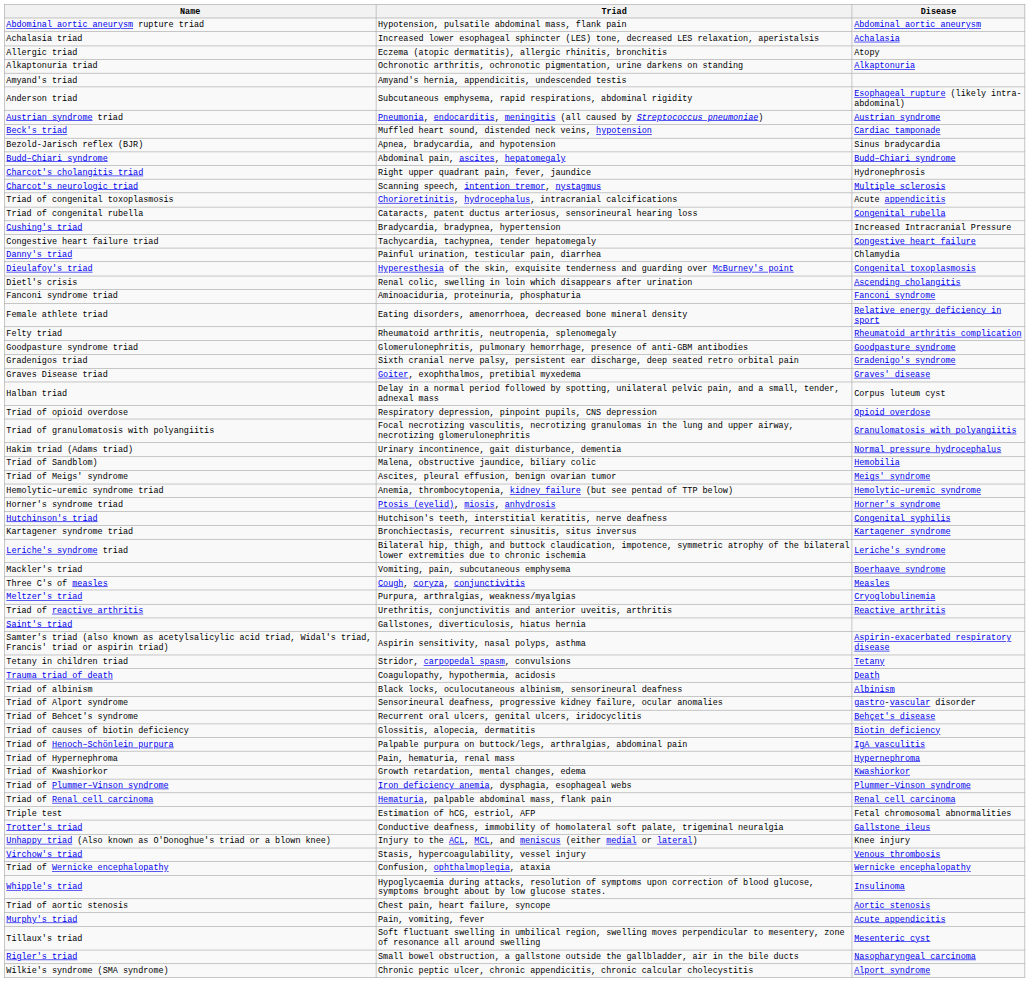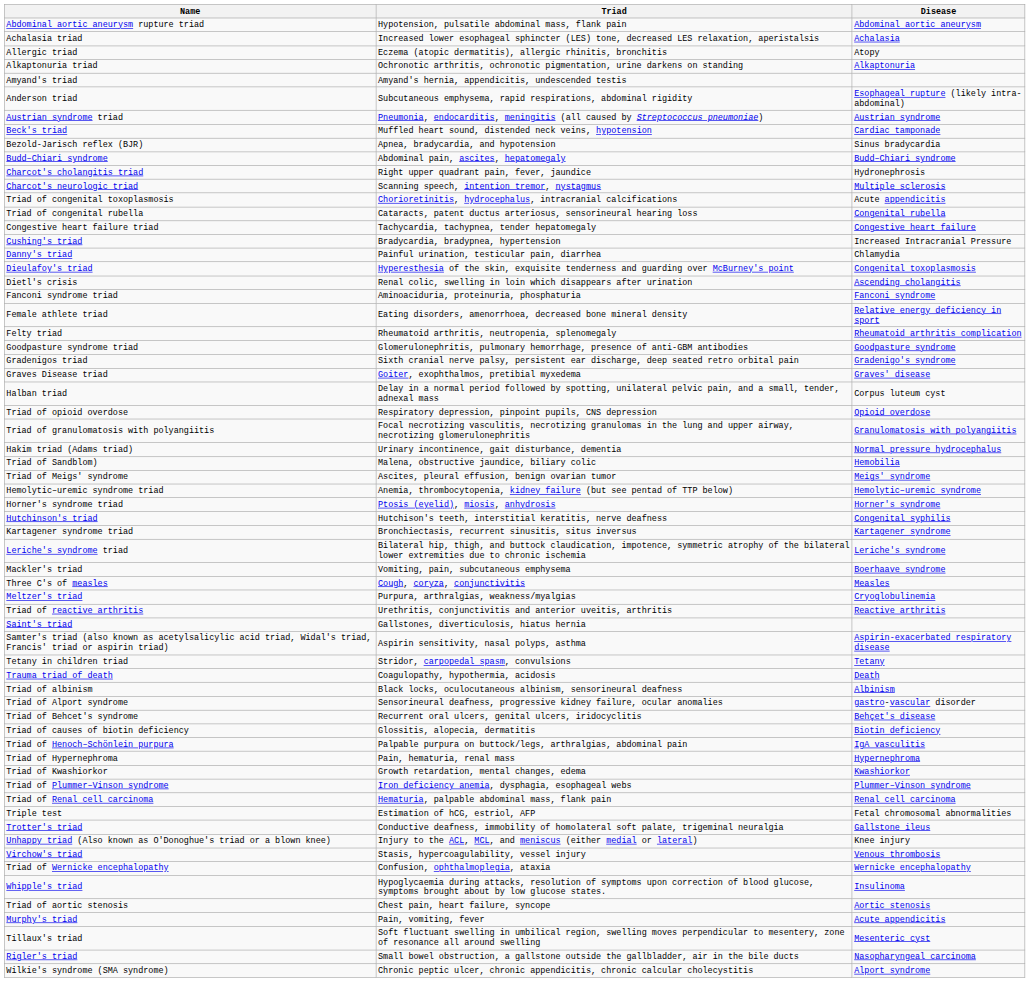rows swapped: (82, 241) <-> (44, 228)
